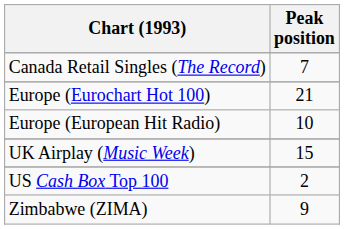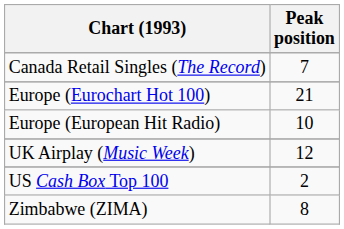(304, 152) 15 -> (304, 152) 12
(304, 209) 9 -> (304, 209) 8
